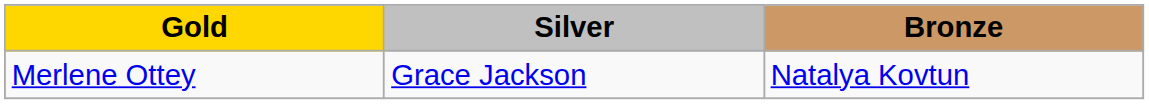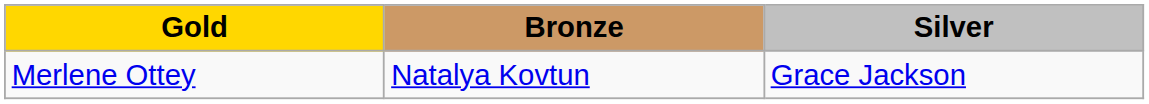columns swapped: (574, 27) <-> (954, 27)
